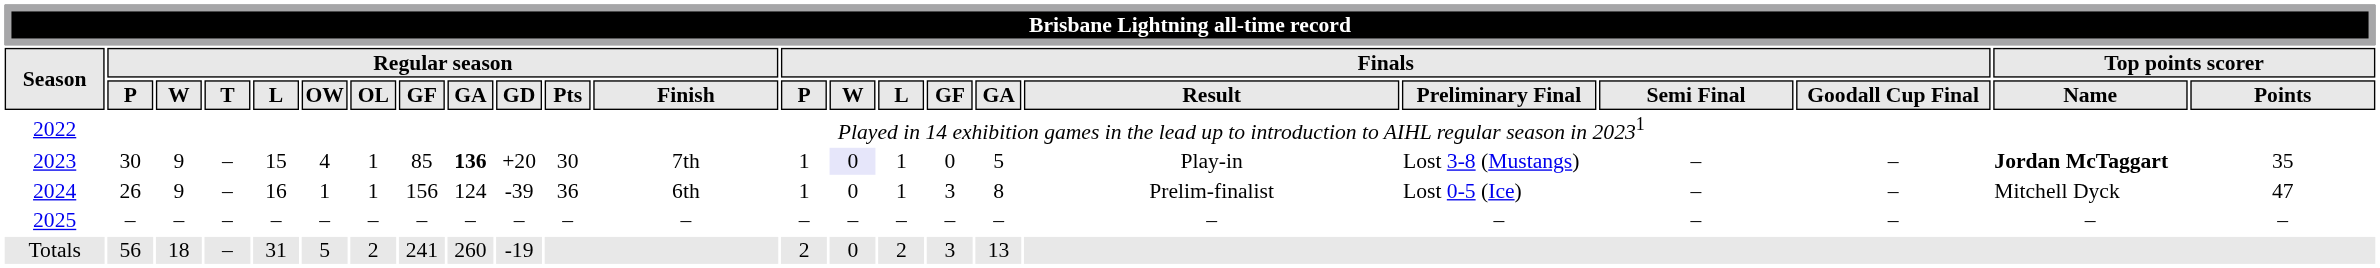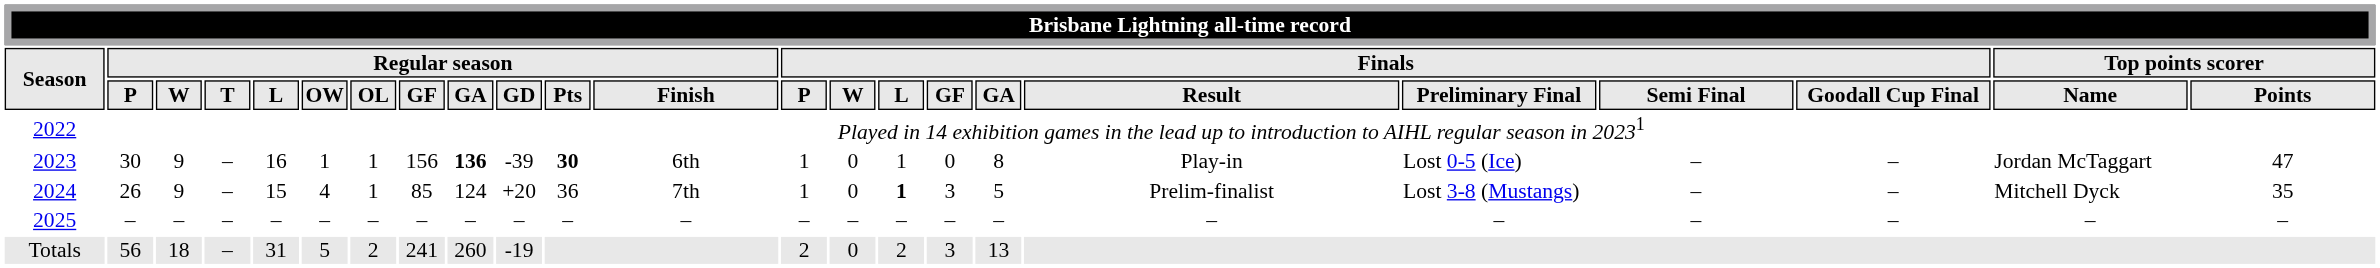(276, 161) 15 -> (276, 161) 16
(325, 161) 4 -> (325, 161) 1
(422, 161) 85 -> (422, 161) 156
(519, 161) +20 -> (519, 161) -39
(568, 161) normal -> (568, 161) bold
(686, 161) 7th -> (686, 161) 6th
(853, 161) lavender background -> (853, 161) no background
(999, 161) 5 -> (999, 161) 8
(1491, 161) Lost 3-8 (Mustangs) -> (1462, 161) Lost 0-5 (Ice)
(2081, 161) bold -> (2073, 161) normal
(2283, 161) 35 -> (2283, 161) 47
(276, 191) 16 -> (276, 191) 15
(325, 191) 1 -> (325, 191) 4
(422, 191) 156 -> (422, 191) 85
(519, 191) -39 -> (519, 191) +20
(686, 191) 6th -> (686, 191) 7th
(901, 191) normal -> (901, 191) bold
(999, 191) 8 -> (999, 191) 5
(1462, 191) Lost 0-5 (Ice) -> (1491, 191) Lost 3-8 (Mustangs)
(2283, 191) 47 -> (2283, 191) 35
